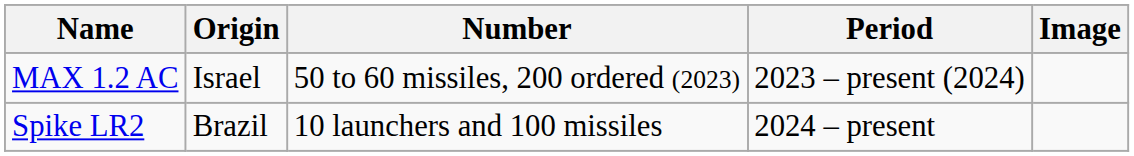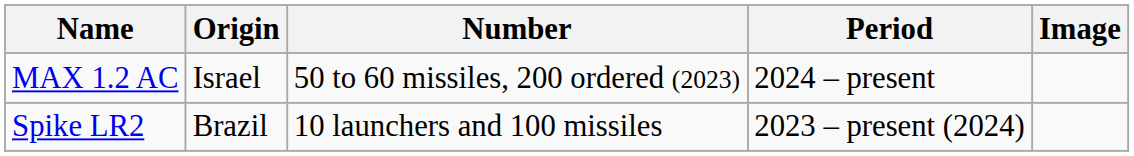(889, 77) 2023 – present (2024) -> (845, 77) 2024 – present
(845, 126) 2024 – present -> (889, 126) 2023 – present (2024)
